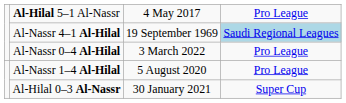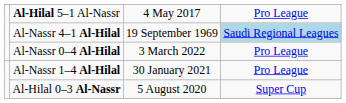(172, 70) 5 August 2020 -> (172, 70) 30 January 2021
(172, 88) 30 January 2021 -> (172, 88) 5 August 2020
